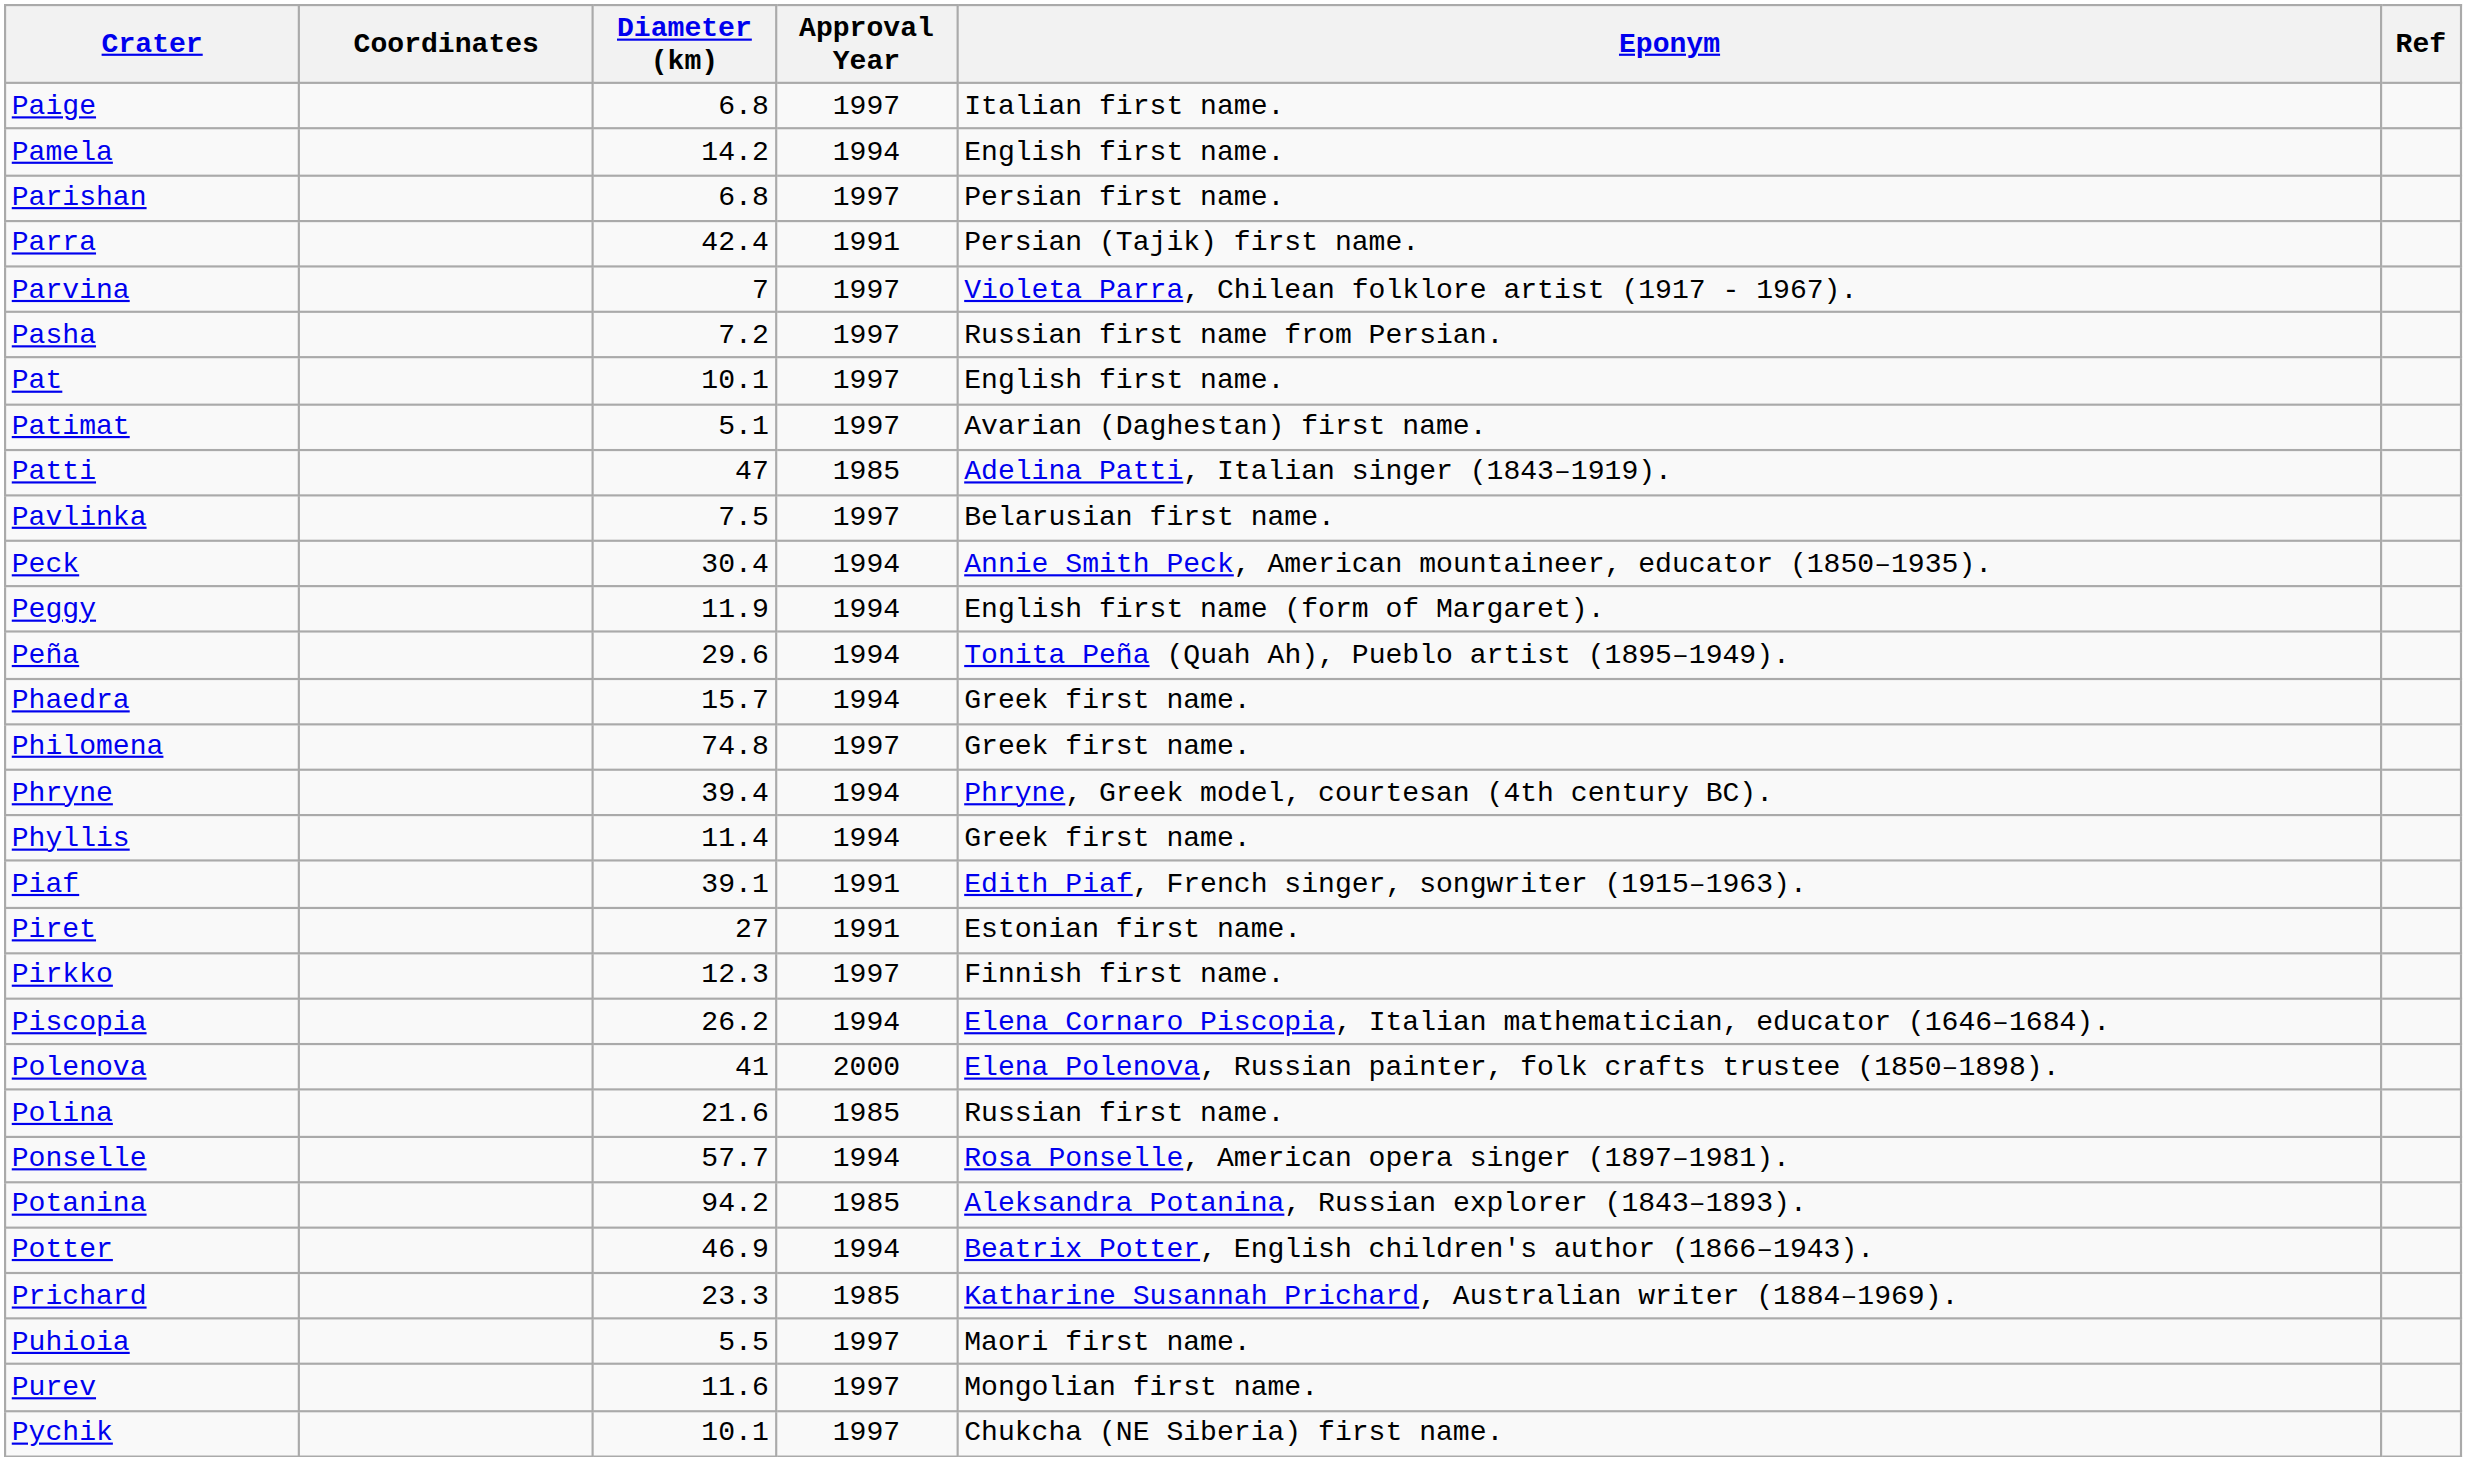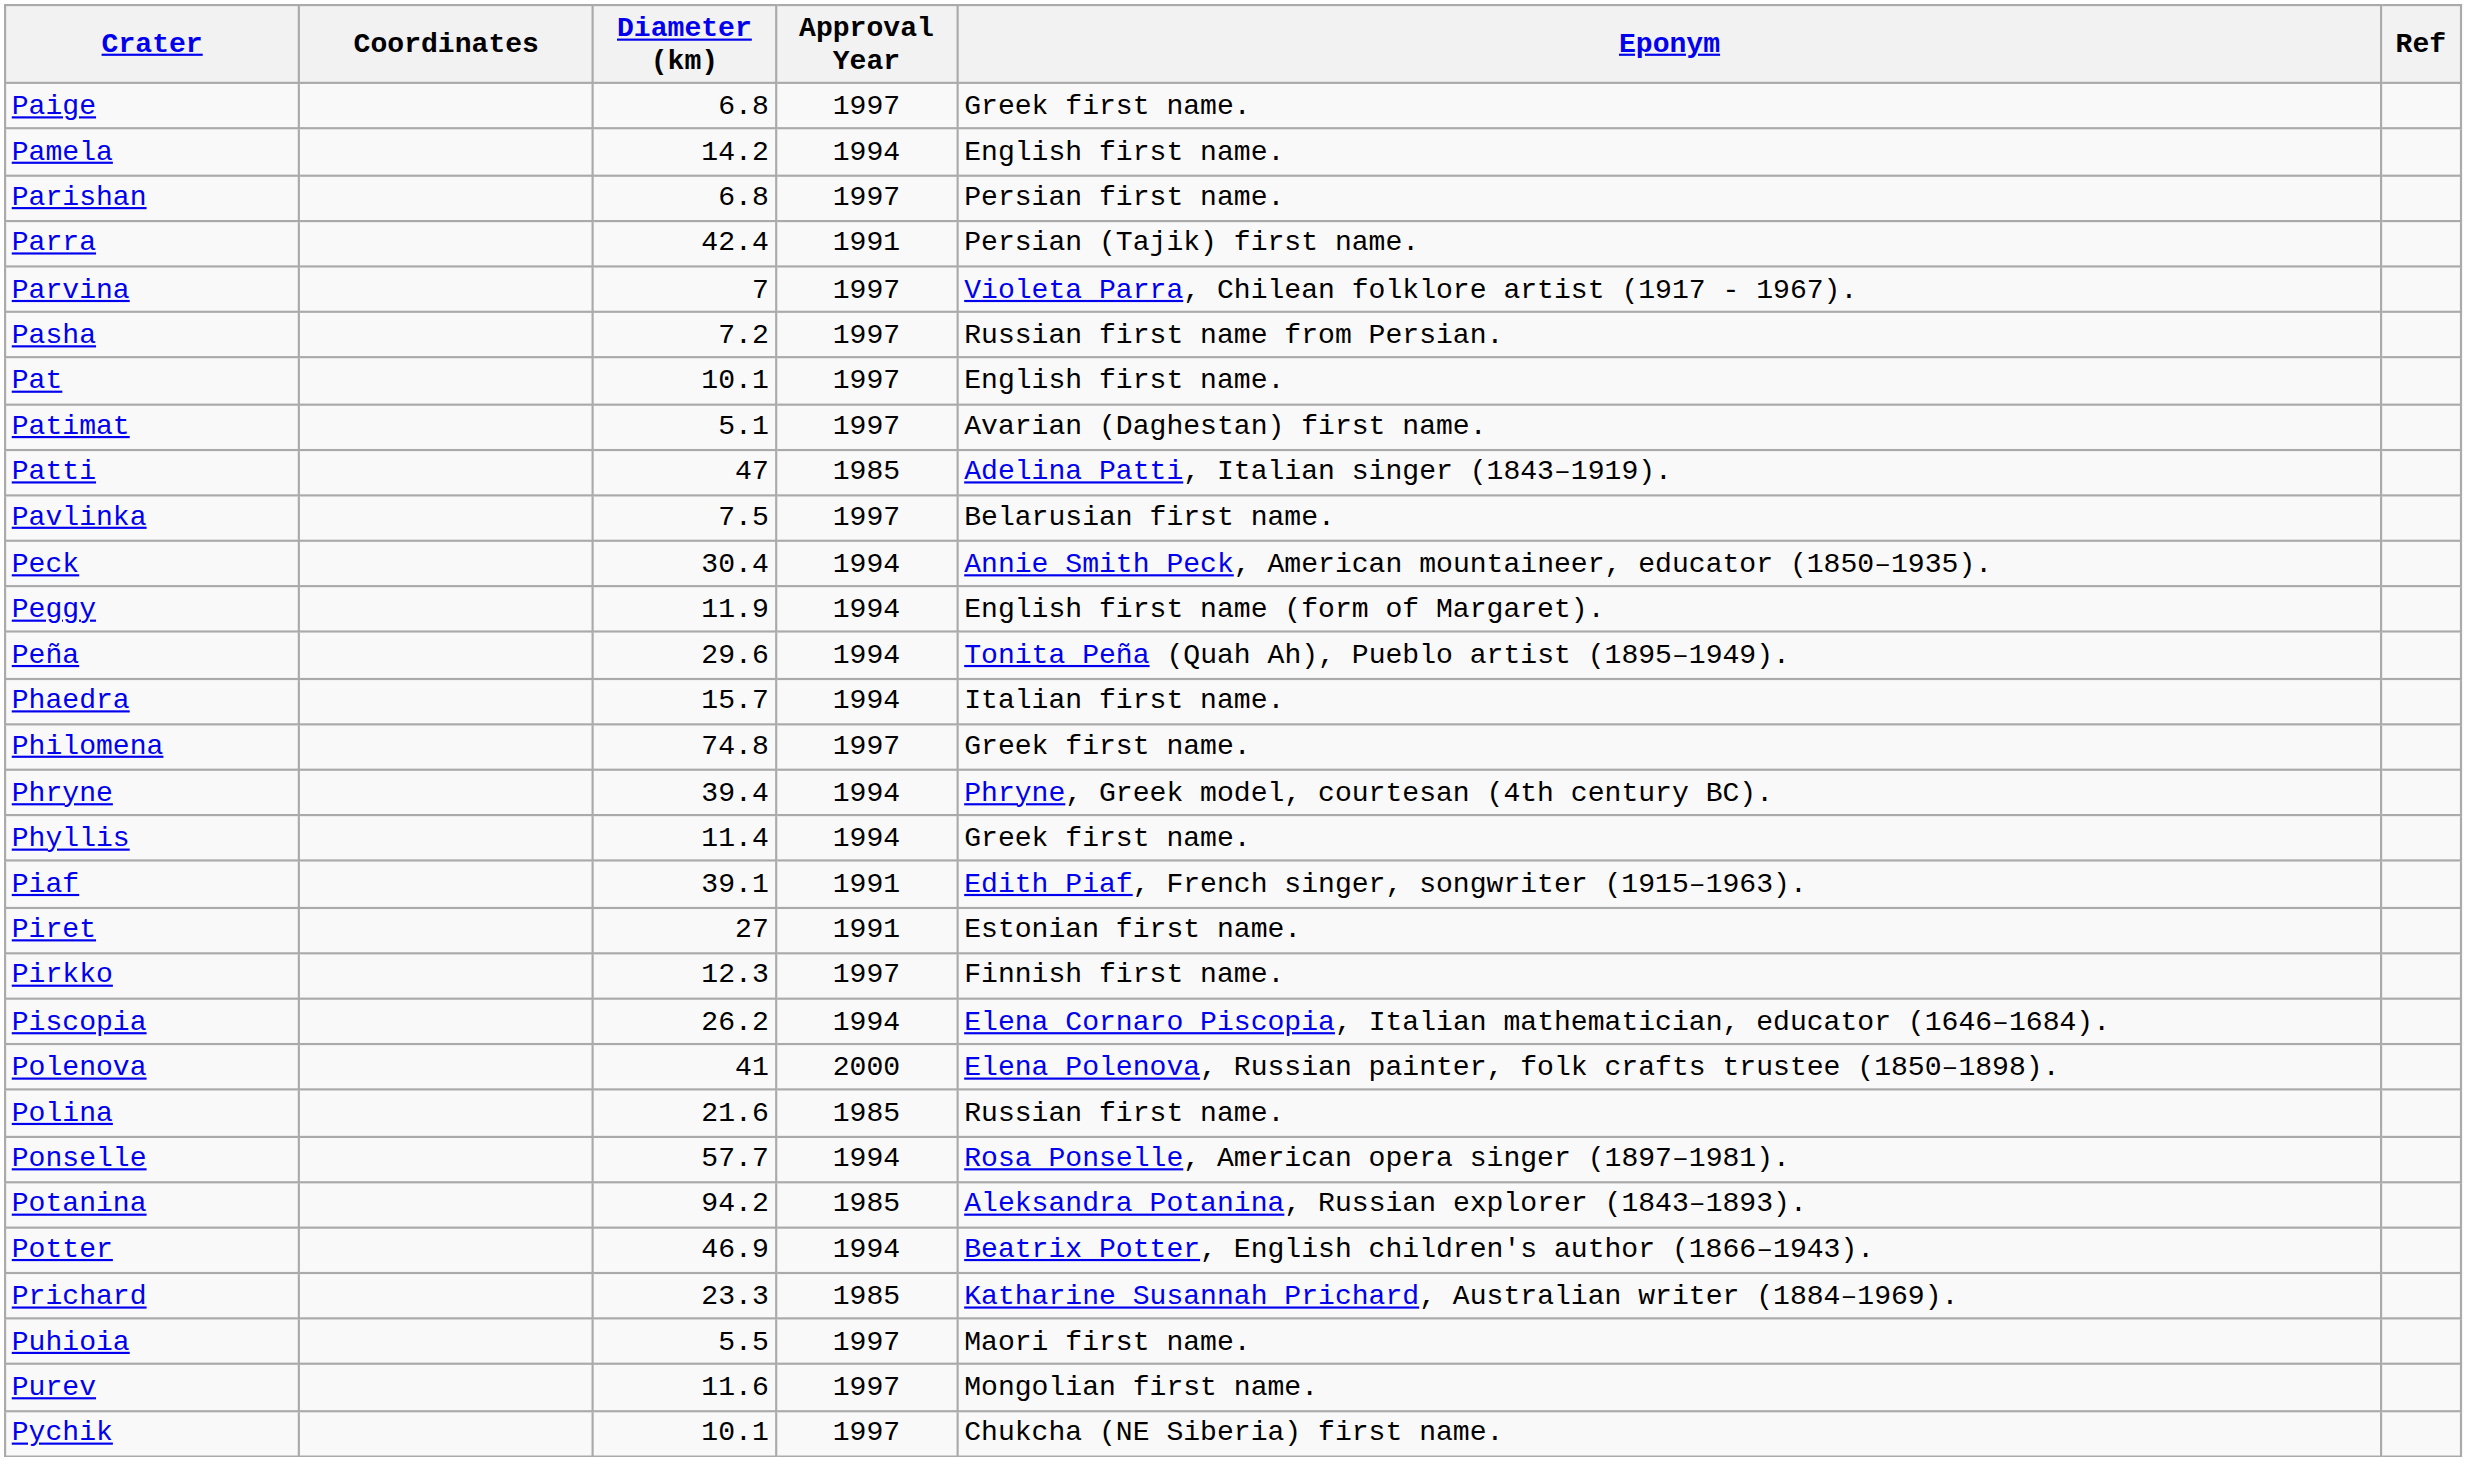(1124, 106) Italian first name. -> (1107, 106) Greek first name.
(1107, 701) Greek first name. -> (1124, 701) Italian first name.
